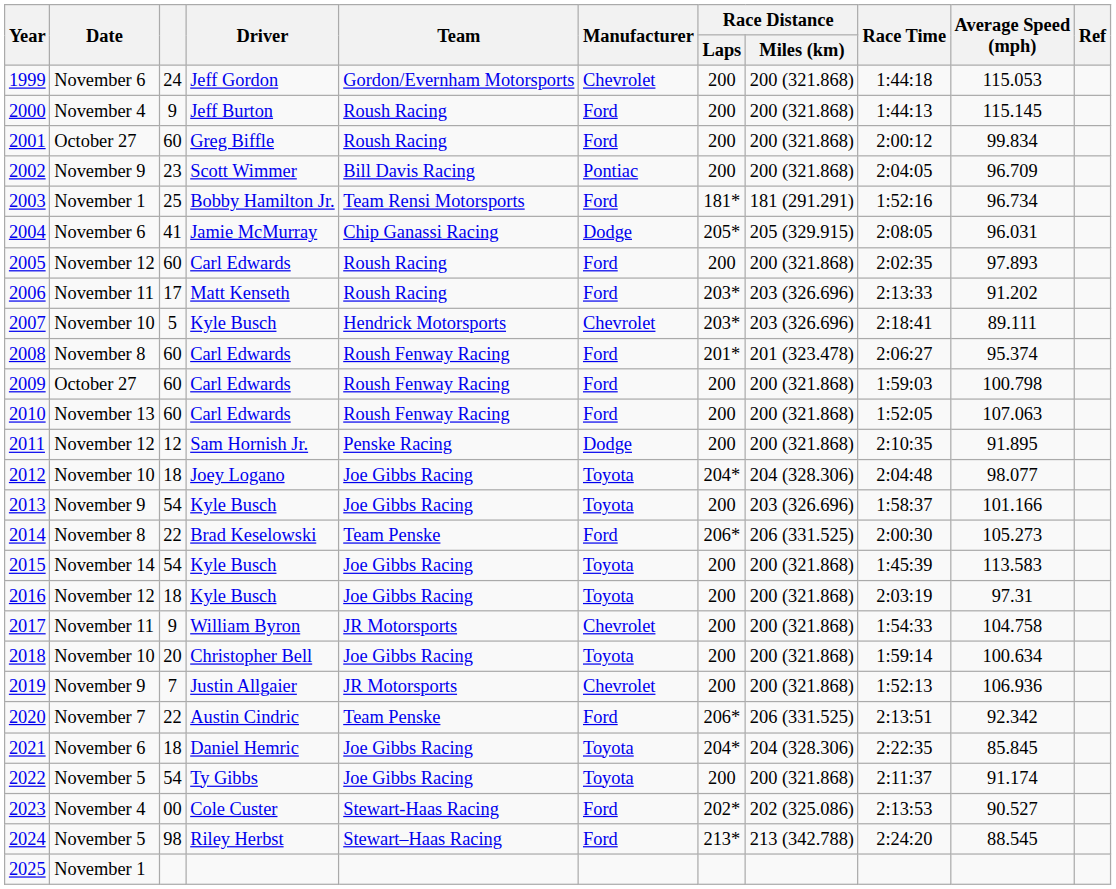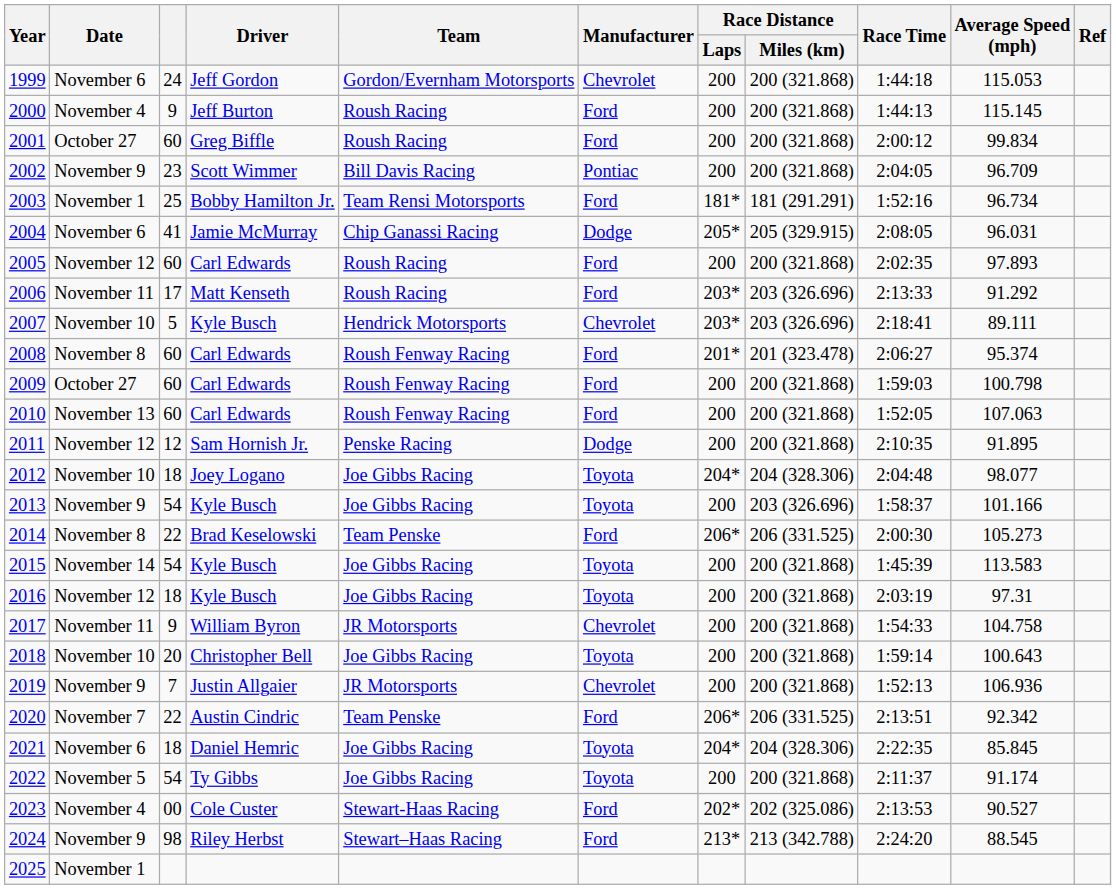(1012, 292) 91.202 -> (1012, 292) 91.292
(1012, 656) 100.634 -> (1012, 656) 100.643
(100, 838) November 5 -> (100, 838) November 9
